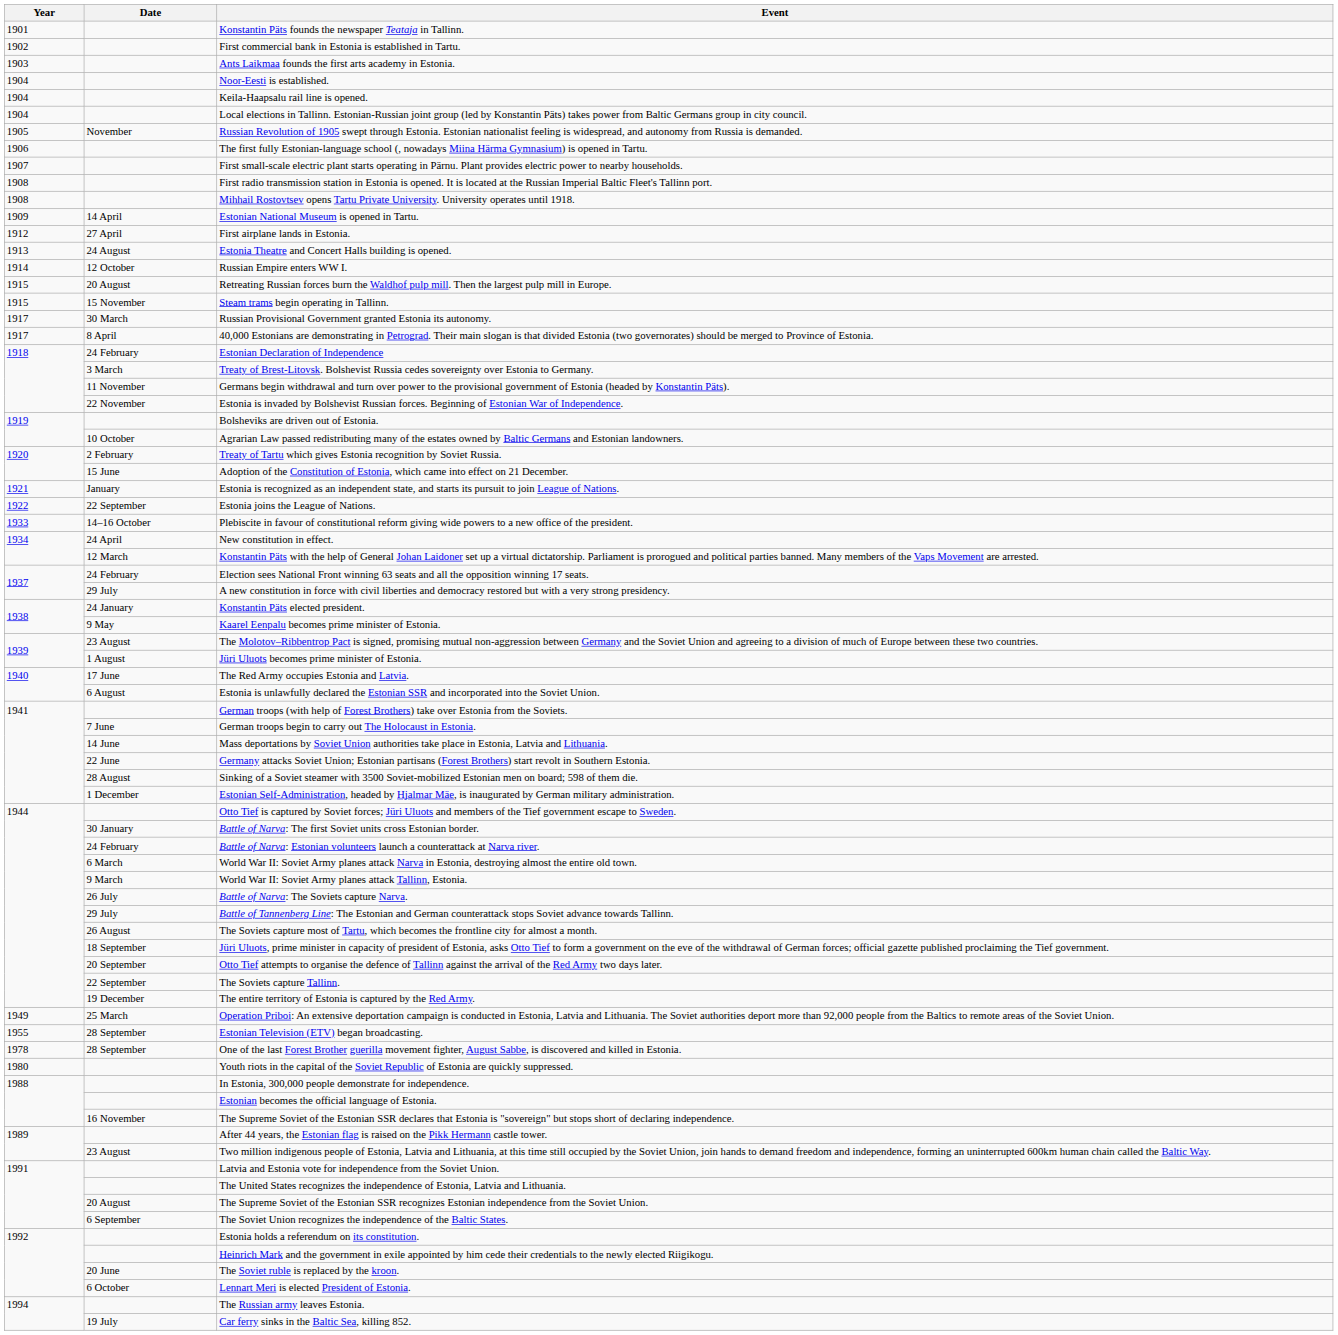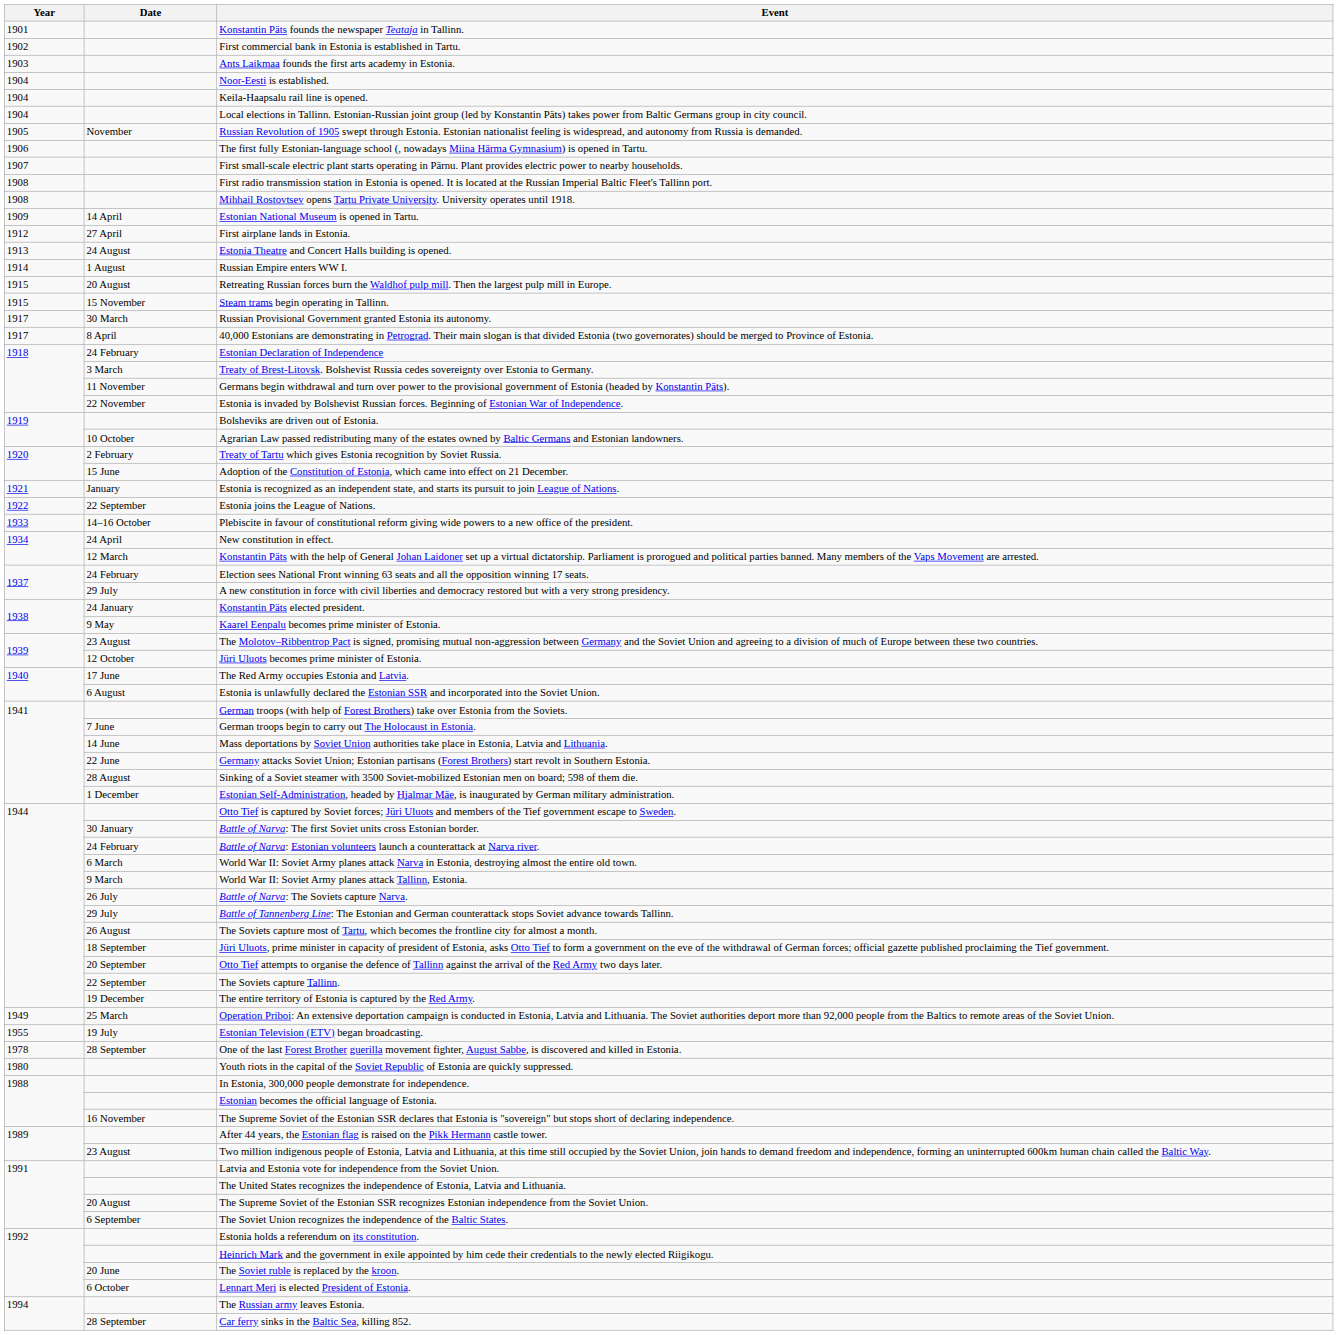(110, 268) 12 October -> (106, 268) 1 August
(106, 659) 1 August -> (110, 659) 12 October
(116, 1033) 28 September -> (102, 1033) 19 July
(102, 1322) 19 July -> (116, 1322) 28 September
